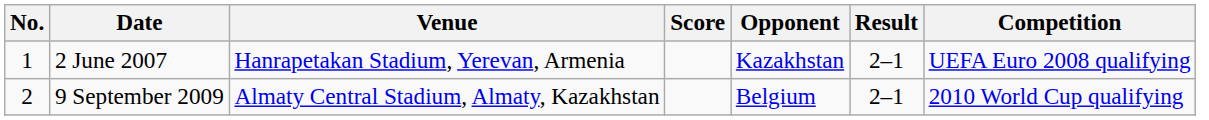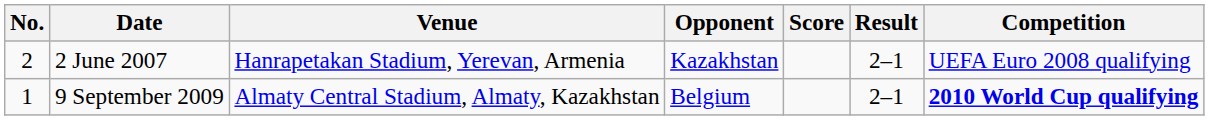columns swapped: (790, 22) <-> (698, 22)
(27, 59) 1 -> (27, 59) 2
(27, 96) 2 -> (27, 96) 1
(1056, 96) normal -> (1063, 96) bold
